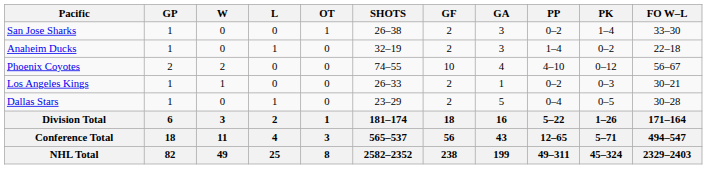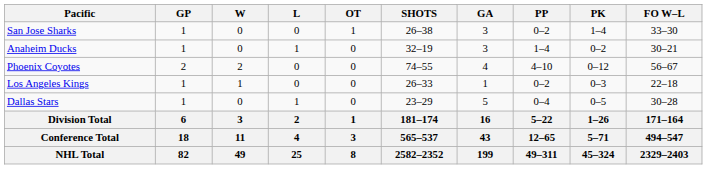- column: (449, 12)
(667, 48) 22–18 -> (664, 48) 30–21
(667, 83) 30–21 -> (664, 83) 22–18
